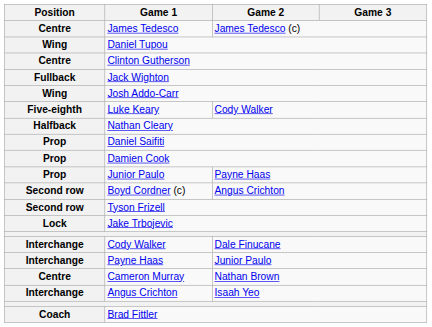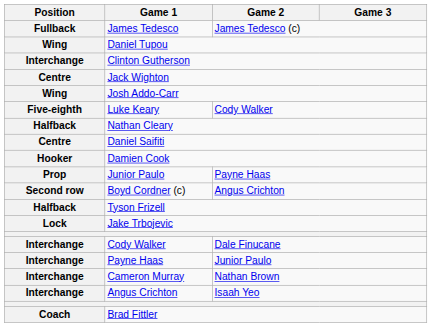(55, 28) Centre -> (55, 28) Fullback
(55, 61) Centre -> (55, 61) Interchange
(55, 77) Fullback -> (55, 77) Centre
(55, 142) Prop -> (55, 142) Centre
(55, 158) Prop -> (55, 158) Hooker
(55, 207) Second row -> (55, 207) Halfback
(55, 277) Centre -> (55, 277) Interchange
